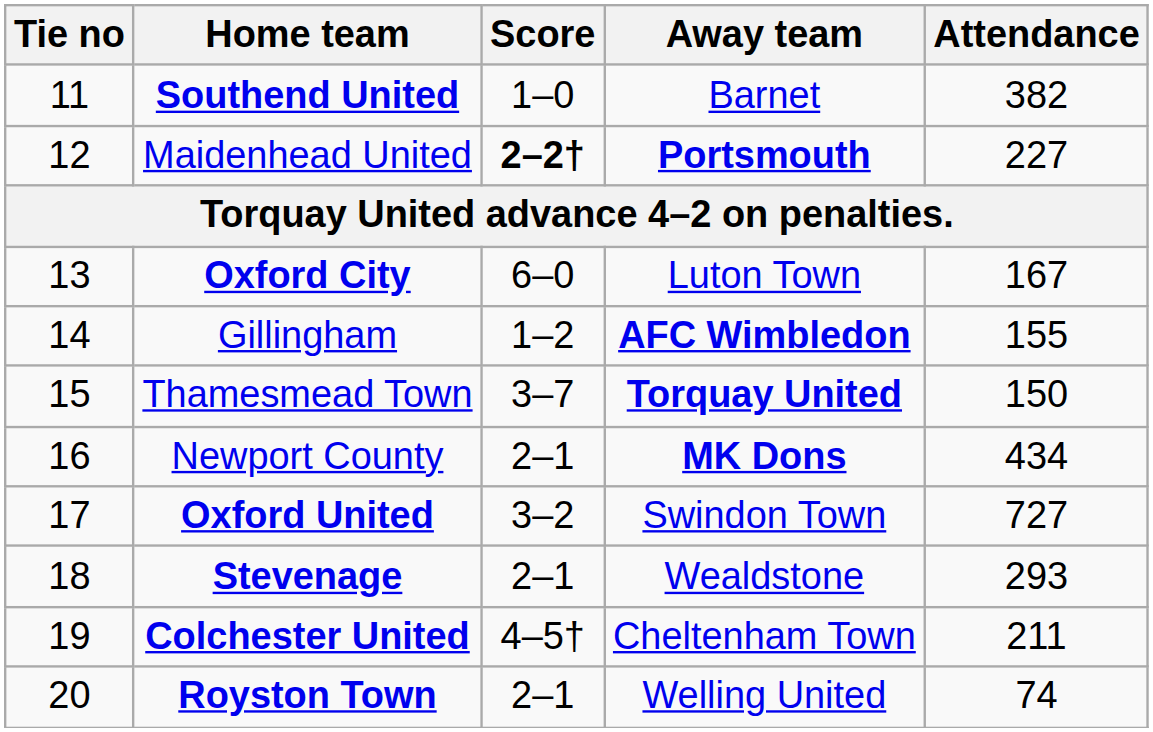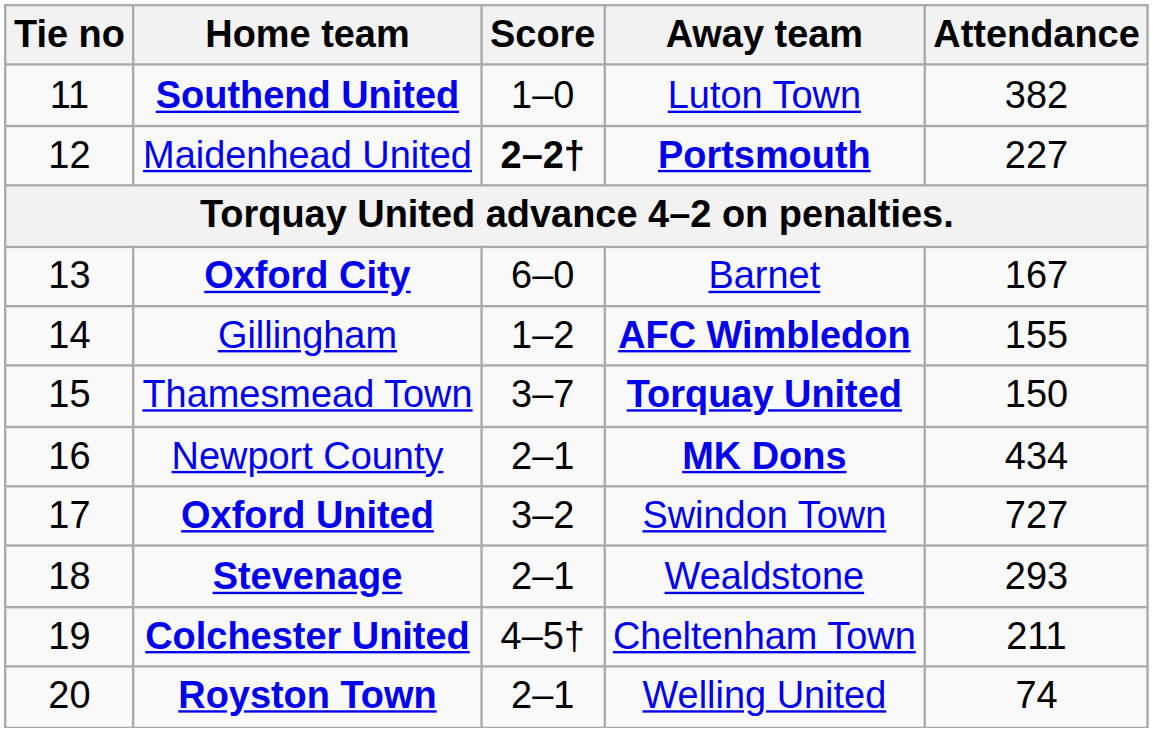(764, 94) Barnet -> (764, 94) Luton Town
(764, 275) Luton Town -> (764, 275) Barnet
